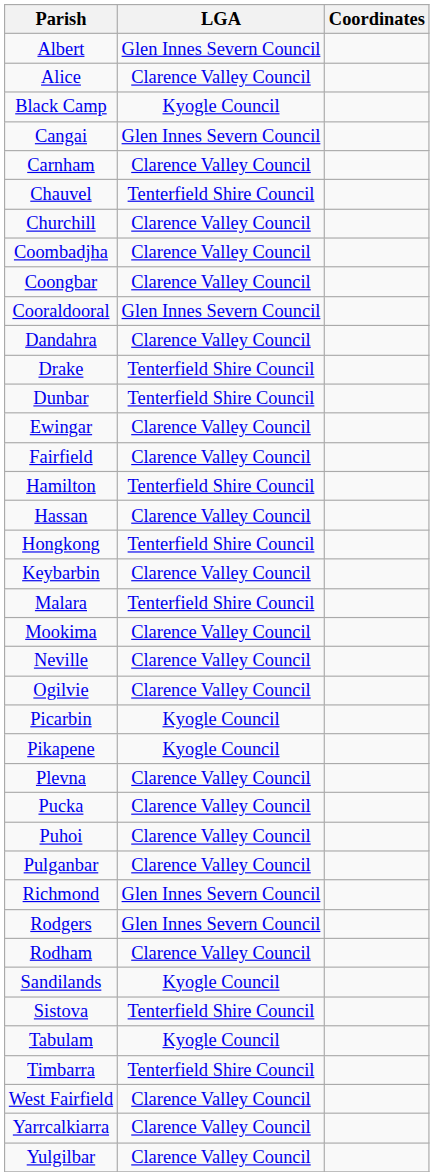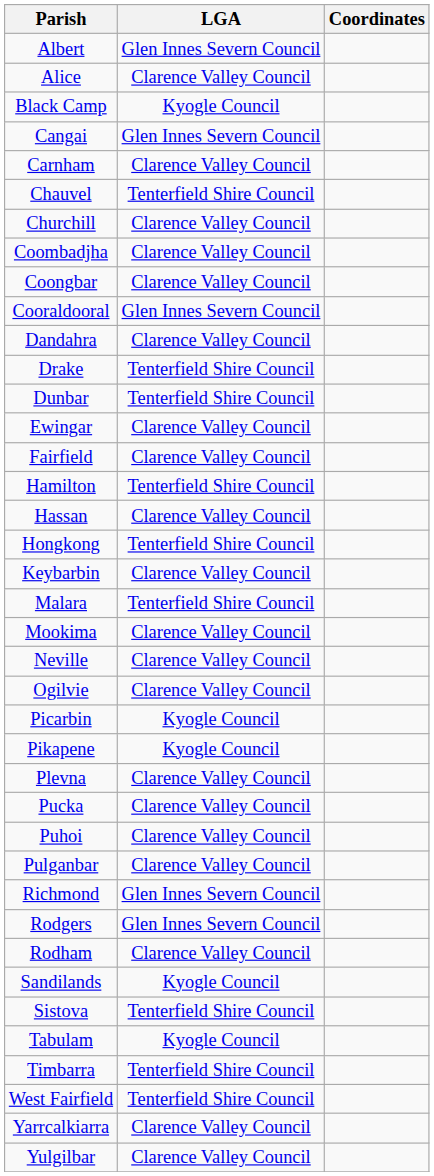(221, 1098) Clarence Valley Council -> (221, 1098) Tenterfield Shire Council
